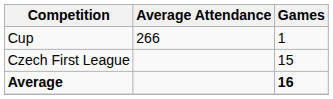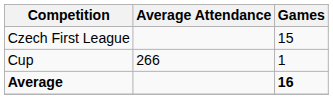rows swapped: (69, 60) <-> (21, 37)
